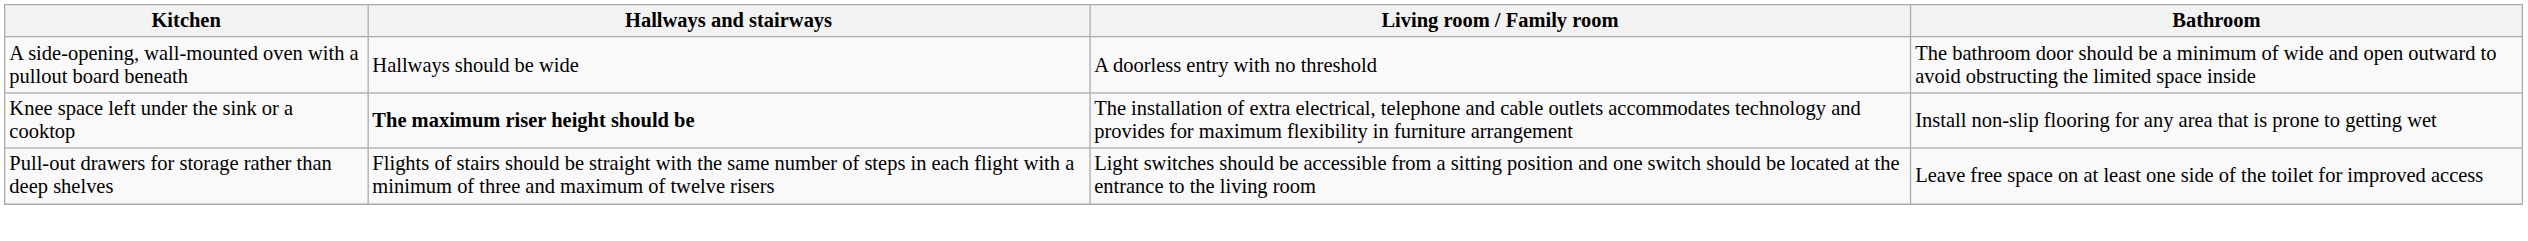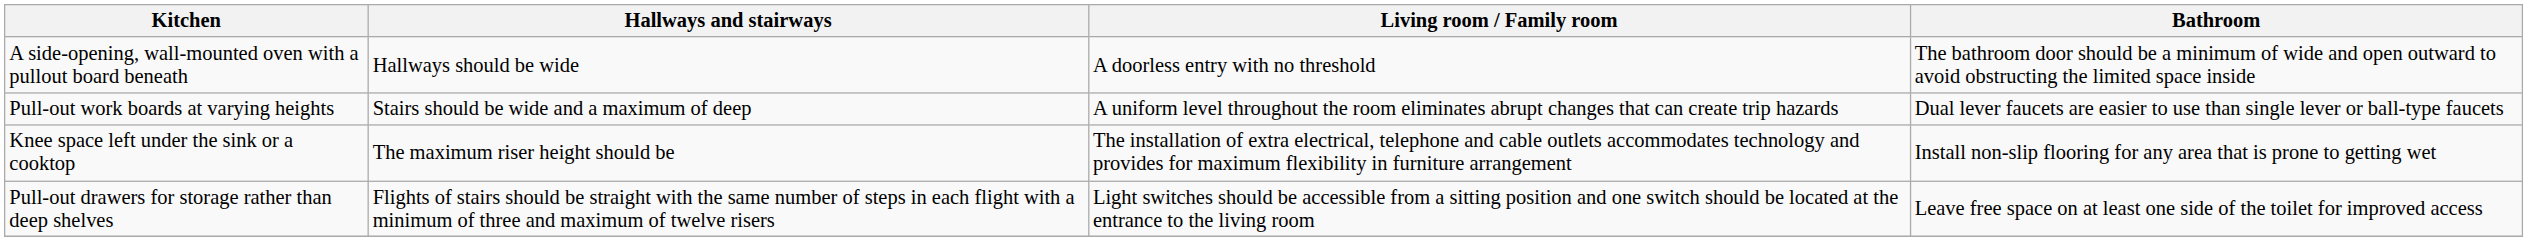+ row: (172, 108)
(533, 120) bold -> (524, 152) normal
